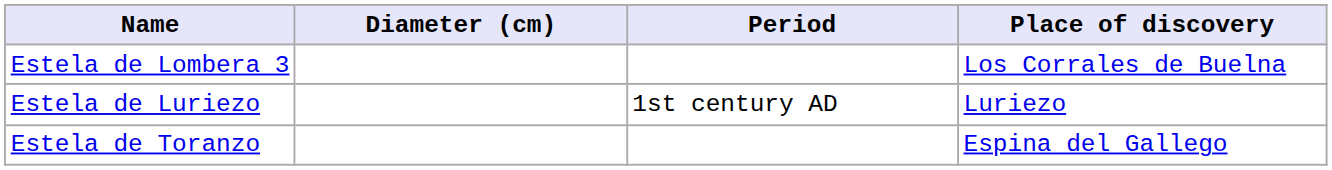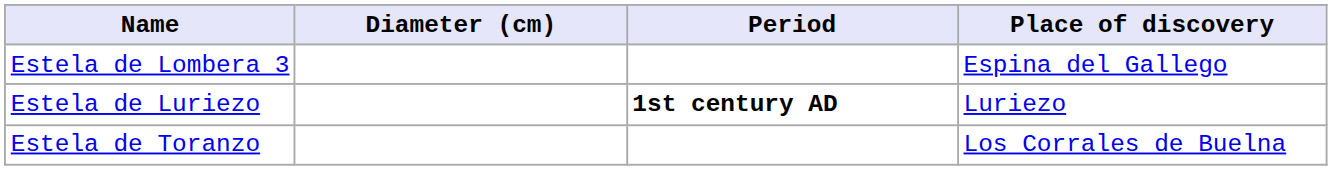(1125, 65) Los Corrales de Buelna -> (1096, 65) Espina del Gallego
(735, 105) normal -> (735, 105) bold
(1096, 144) Espina del Gallego -> (1125, 144) Los Corrales de Buelna
